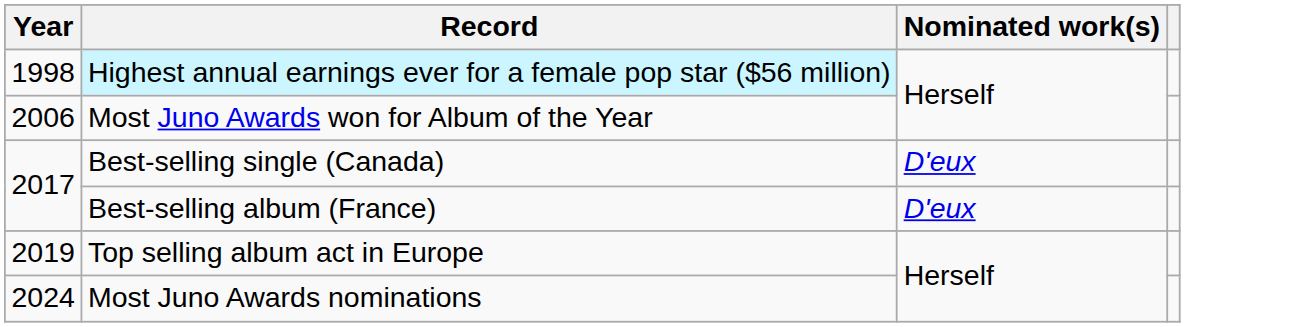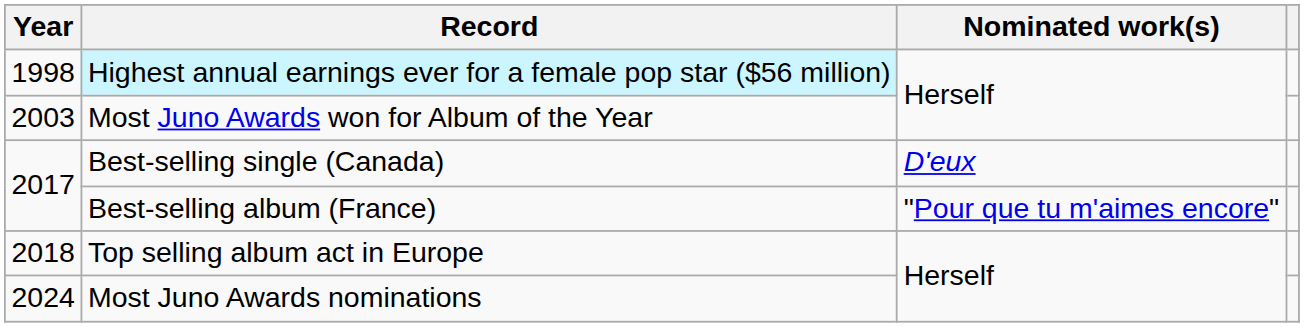(43, 117) 2006 -> (43, 117) 2003
(940, 207) D'eux -> (1091, 207) "Pour que tu m'aimes encore"
(43, 252) 2019 -> (43, 252) 2018
